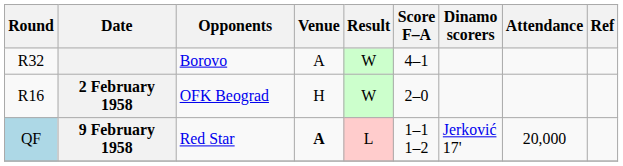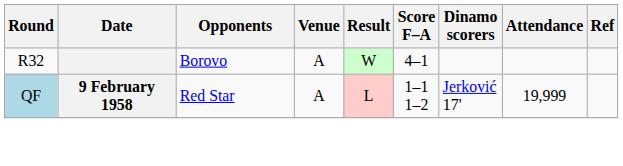- row: (117, 95)
(319, 138) bold -> (319, 95) normal
(544, 138) 20,000 -> (544, 95) 19,999
